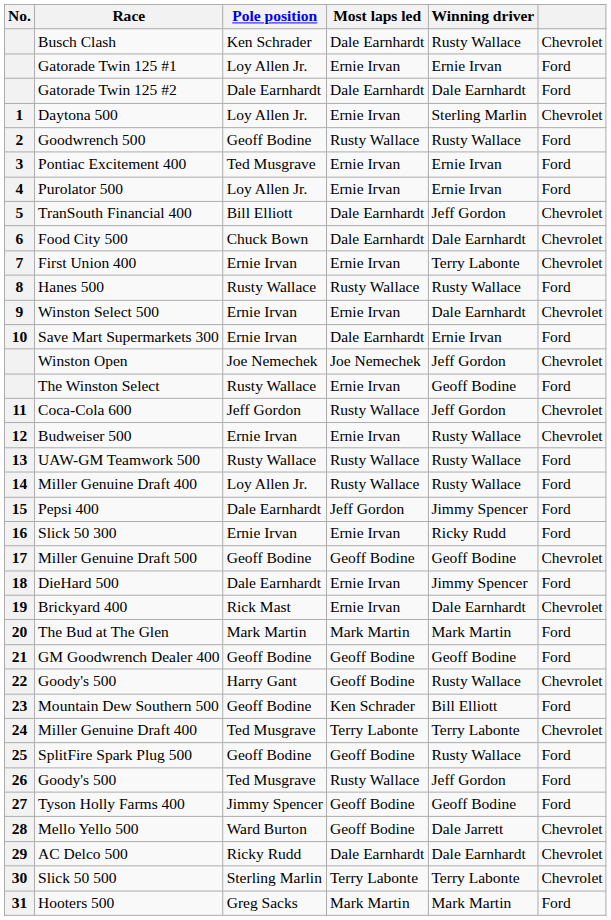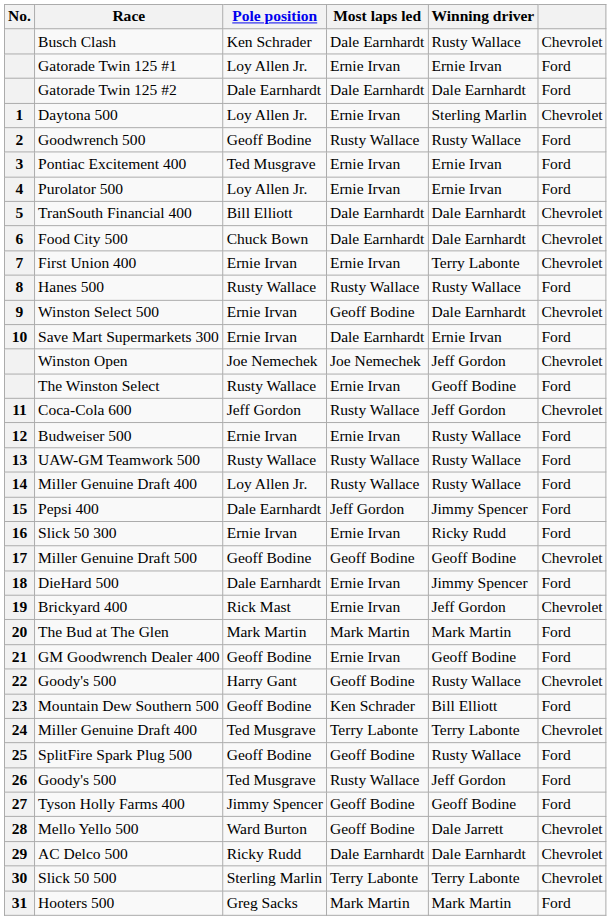(469, 213) Jeff Gordon -> (479, 213) Dale Earnhardt
(365, 312) Ernie Irvan -> (372, 312) Geoff Bodine
(572, 435) Chevrolet -> (556, 435) Ford
(479, 607) Dale Earnhardt -> (469, 607) Jeff Gordon
(372, 656) Geoff Bodine -> (365, 656) Ernie Irvan
